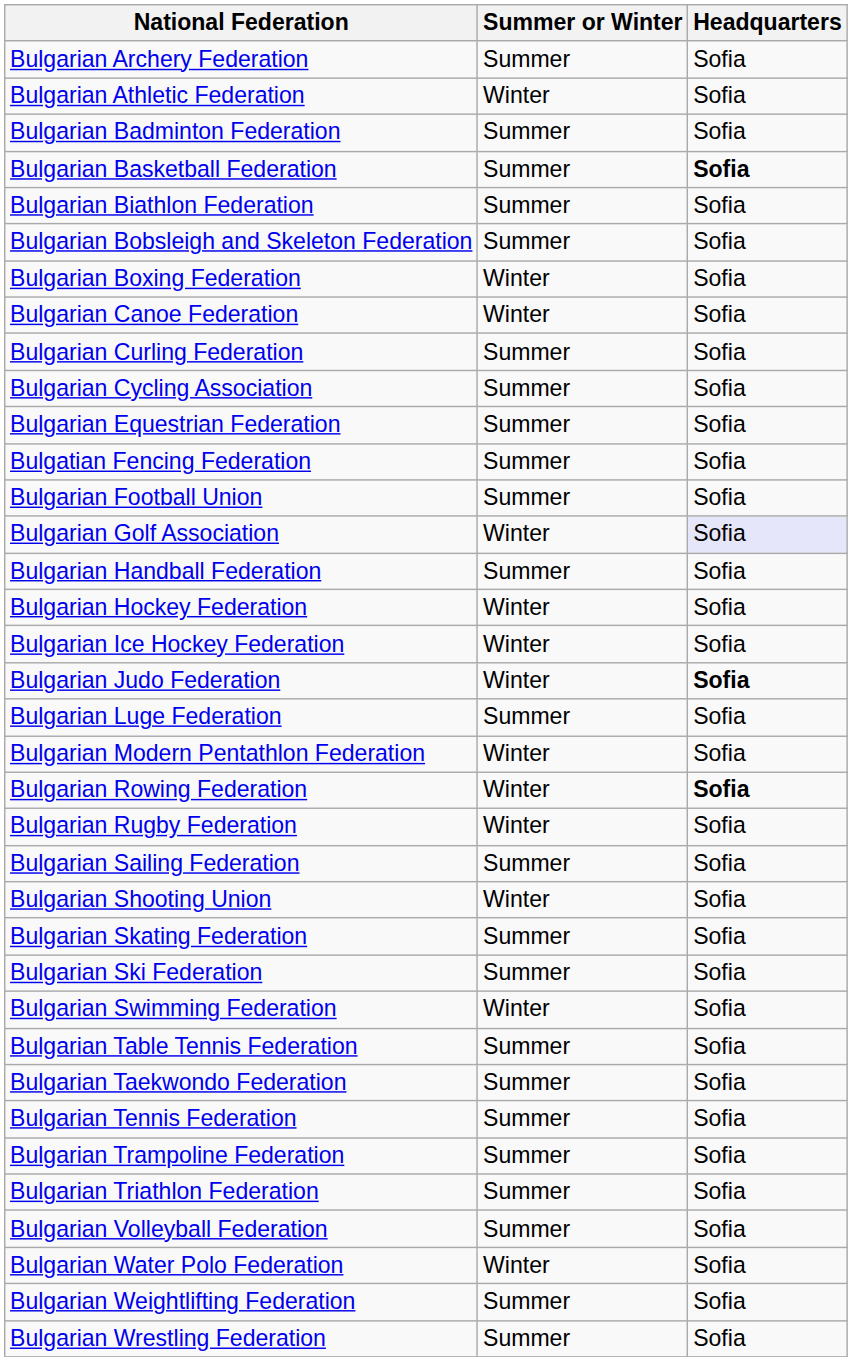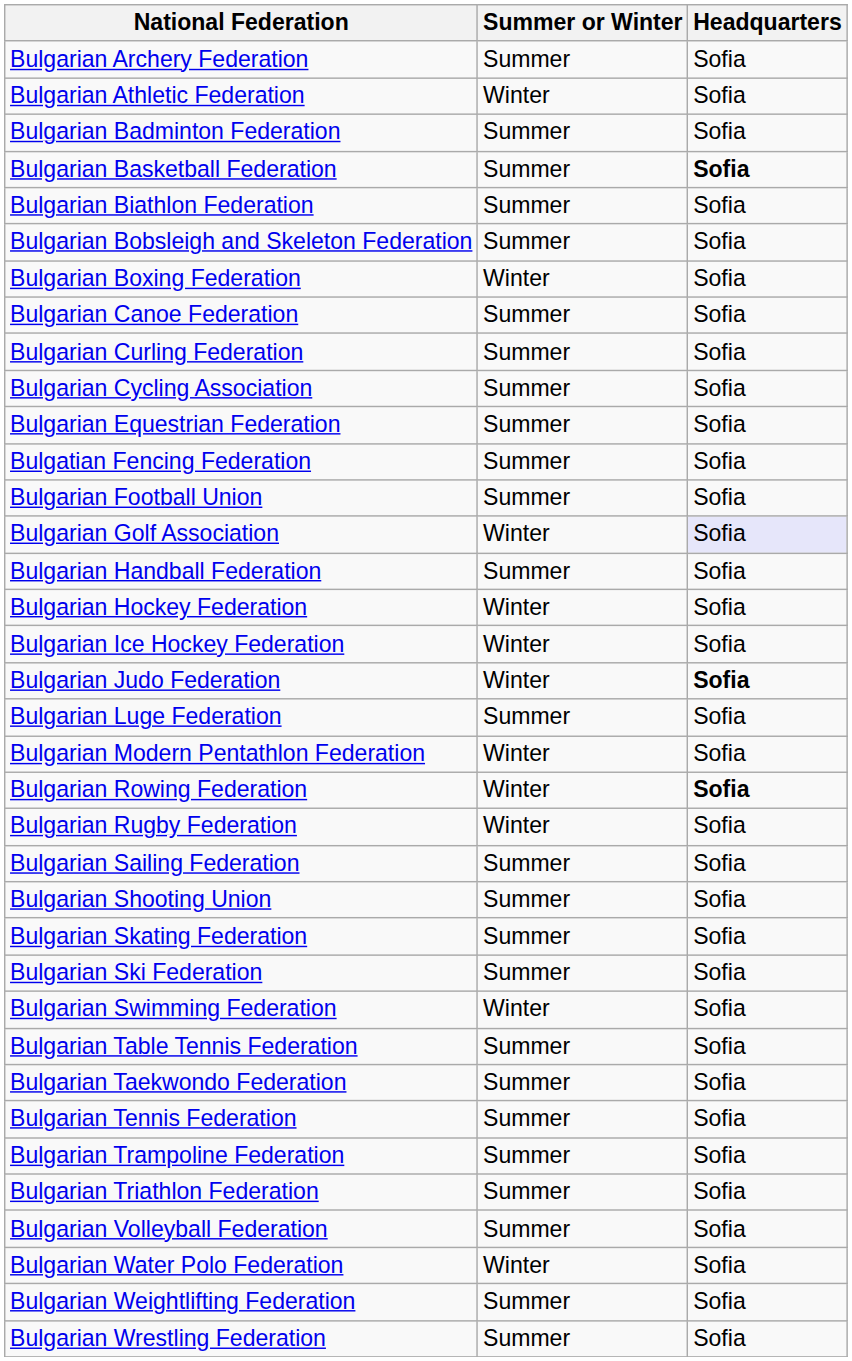(516, 315) Winter -> (527, 315) Summer
(516, 899) Winter -> (527, 899) Summer
